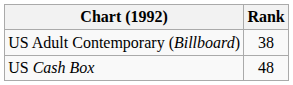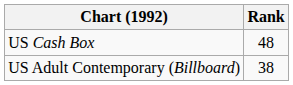rows swapped: (124, 42) <-> (51, 67)
